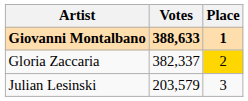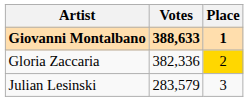(176, 61) 382,337 -> (176, 61) 382,336
(176, 84) 203,579 -> (176, 84) 283,579
